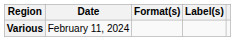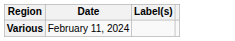- column: (157, 12)
